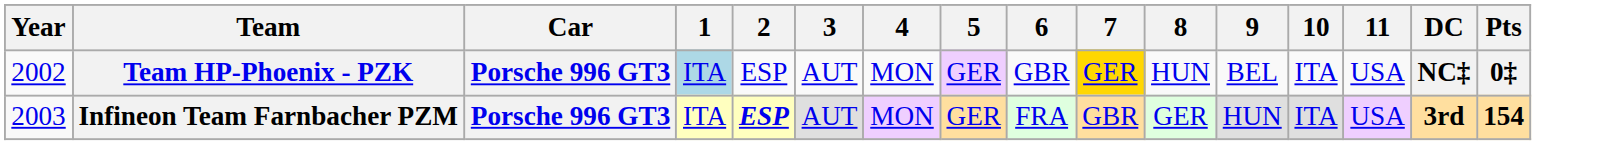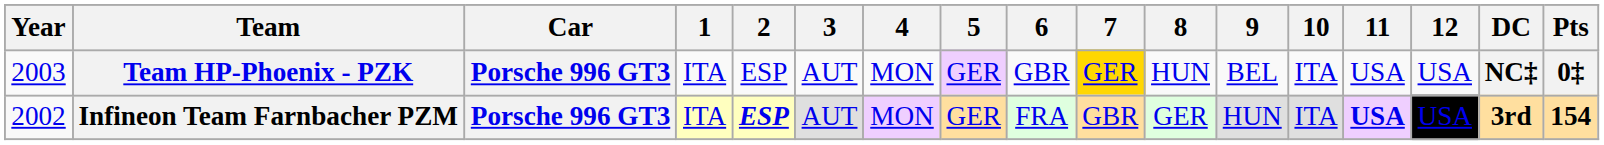+ column: (1445, 27)
(39, 72) 2002 -> (39, 72) 2003
(705, 72) lightblue background -> (705, 72) no background
(39, 117) 2003 -> (39, 117) 2002
(1378, 117) normal -> (1378, 117) bold
